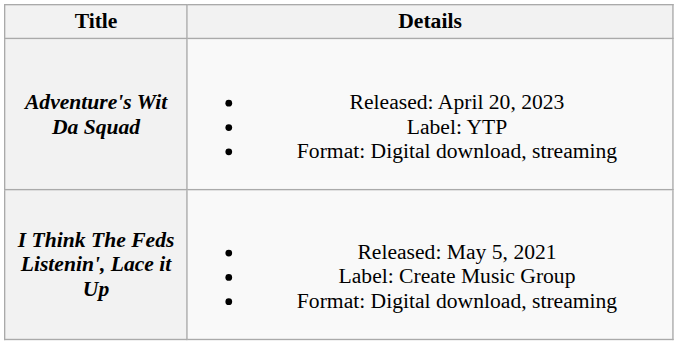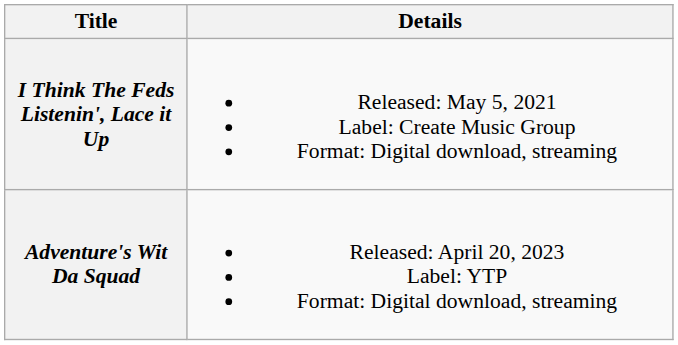rows swapped: (96, 264) <-> (96, 113)
